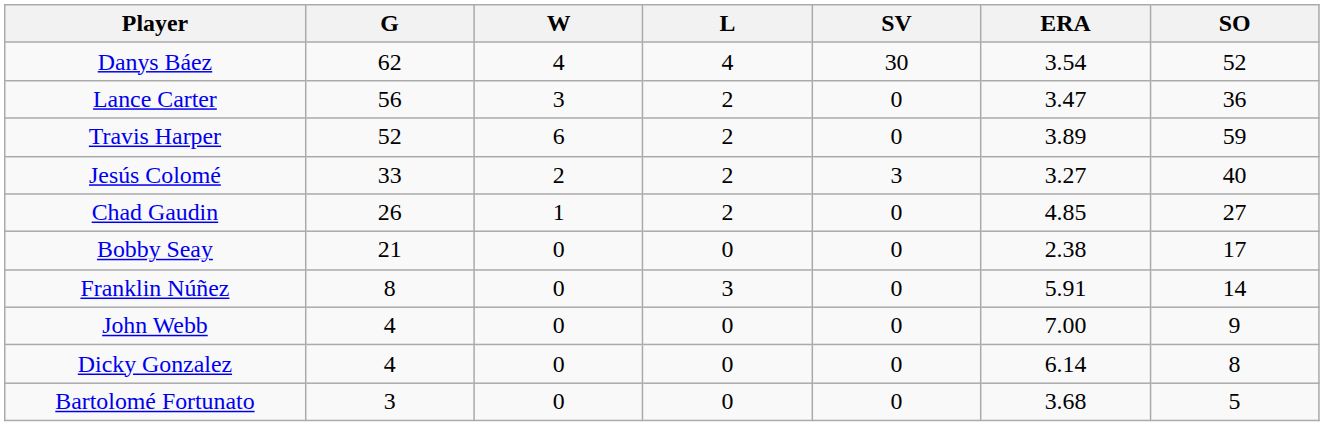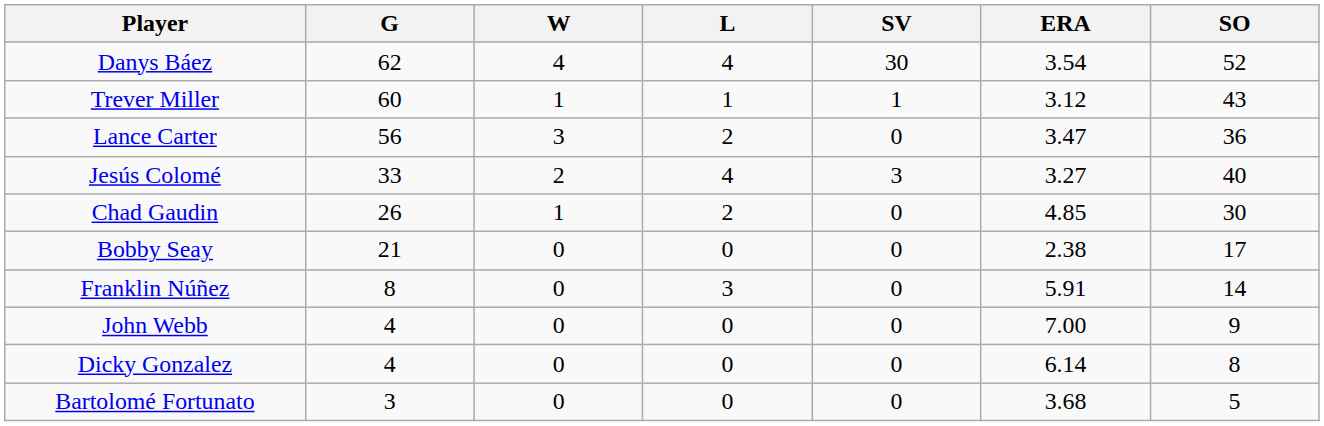+ row: (155, 99)
- row: (155, 136)
(728, 174) 2 -> (728, 174) 4
(1235, 212) 27 -> (1235, 212) 30
